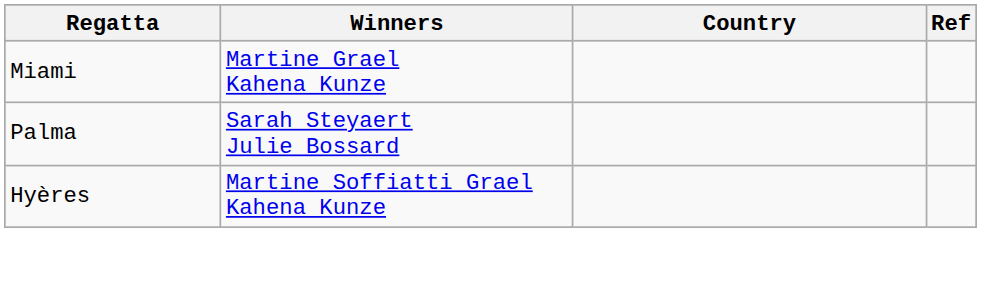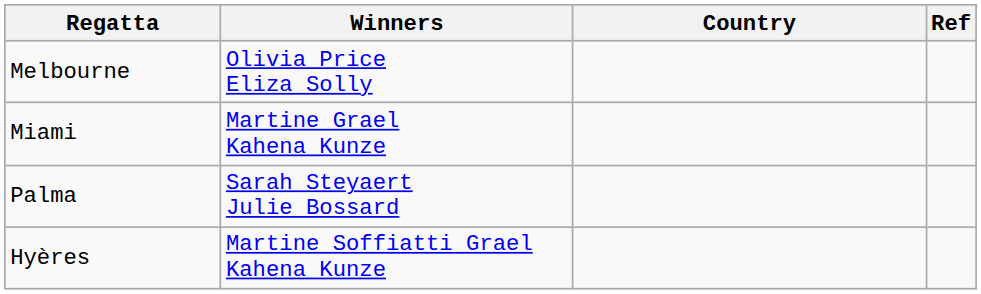+ row: (70, 72)
